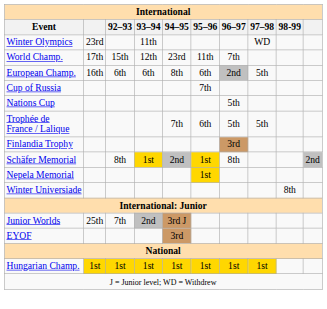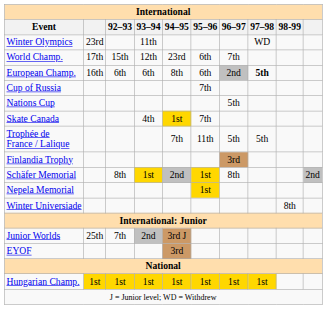(205, 57) 11th -> (205, 57) 6th
(262, 73) normal -> (262, 73) bold
+ row: (33, 118)
(205, 124) 6th -> (205, 139) 11th
